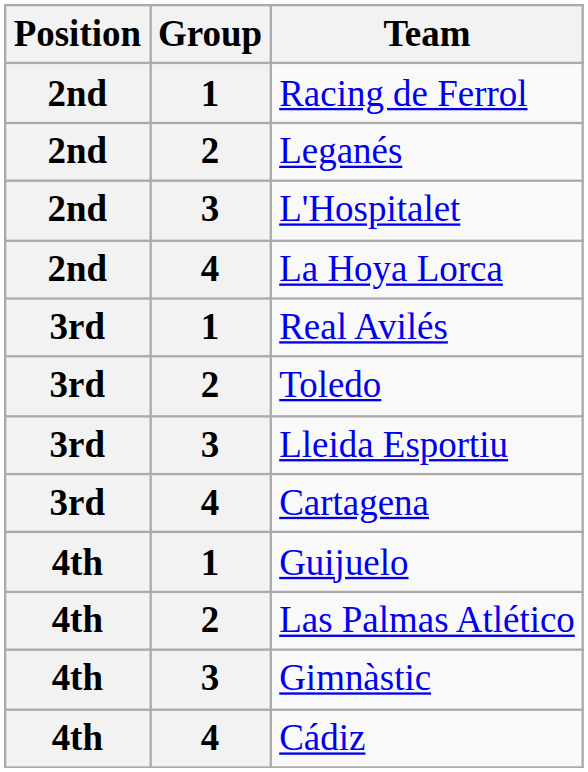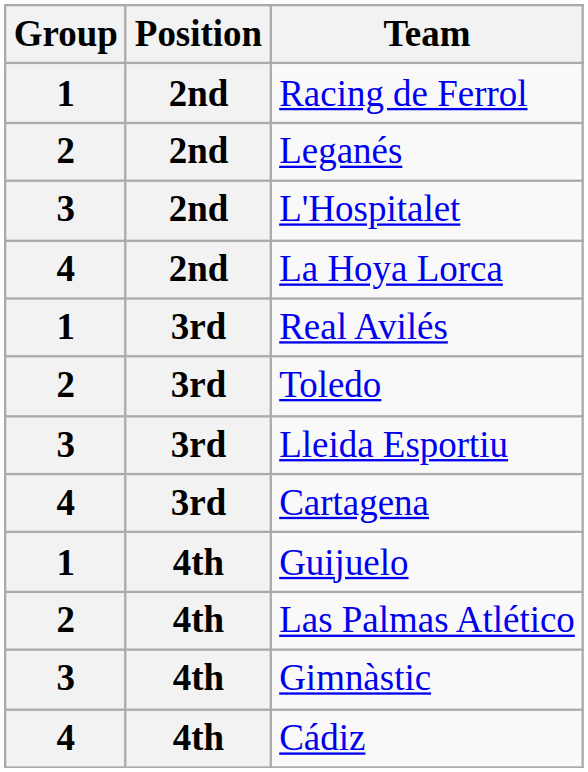columns swapped: (210, 33) <-> (77, 33)
